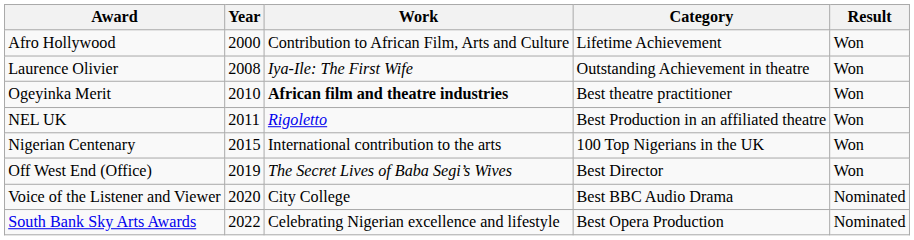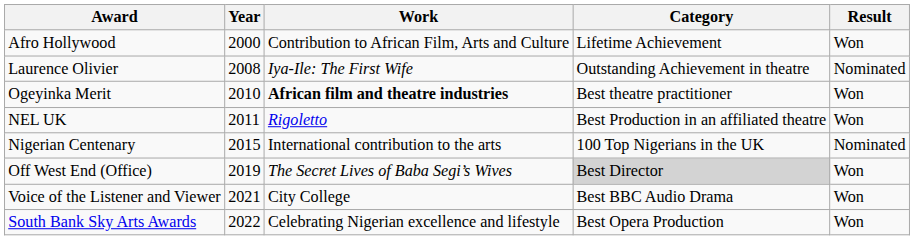(849, 68) Won -> (870, 68) Nominated
(849, 145) Won -> (870, 145) Nominated
(620, 171) no background -> (620, 171) lightgrey background
(244, 196) 2020 -> (244, 196) 2021
(870, 196) Nominated -> (849, 196) Won
(870, 222) Nominated -> (849, 222) Won
